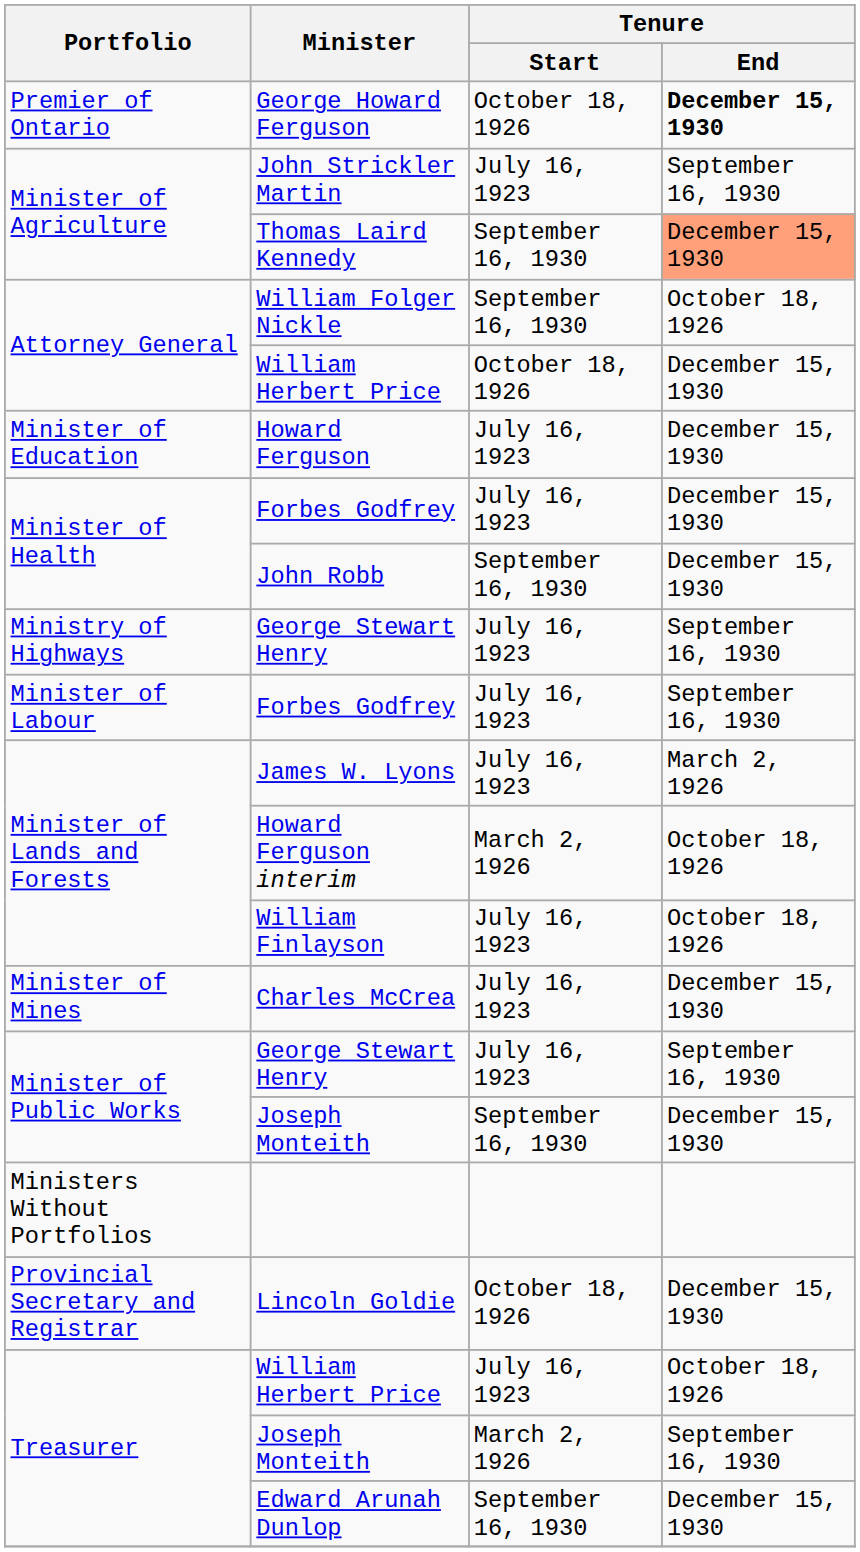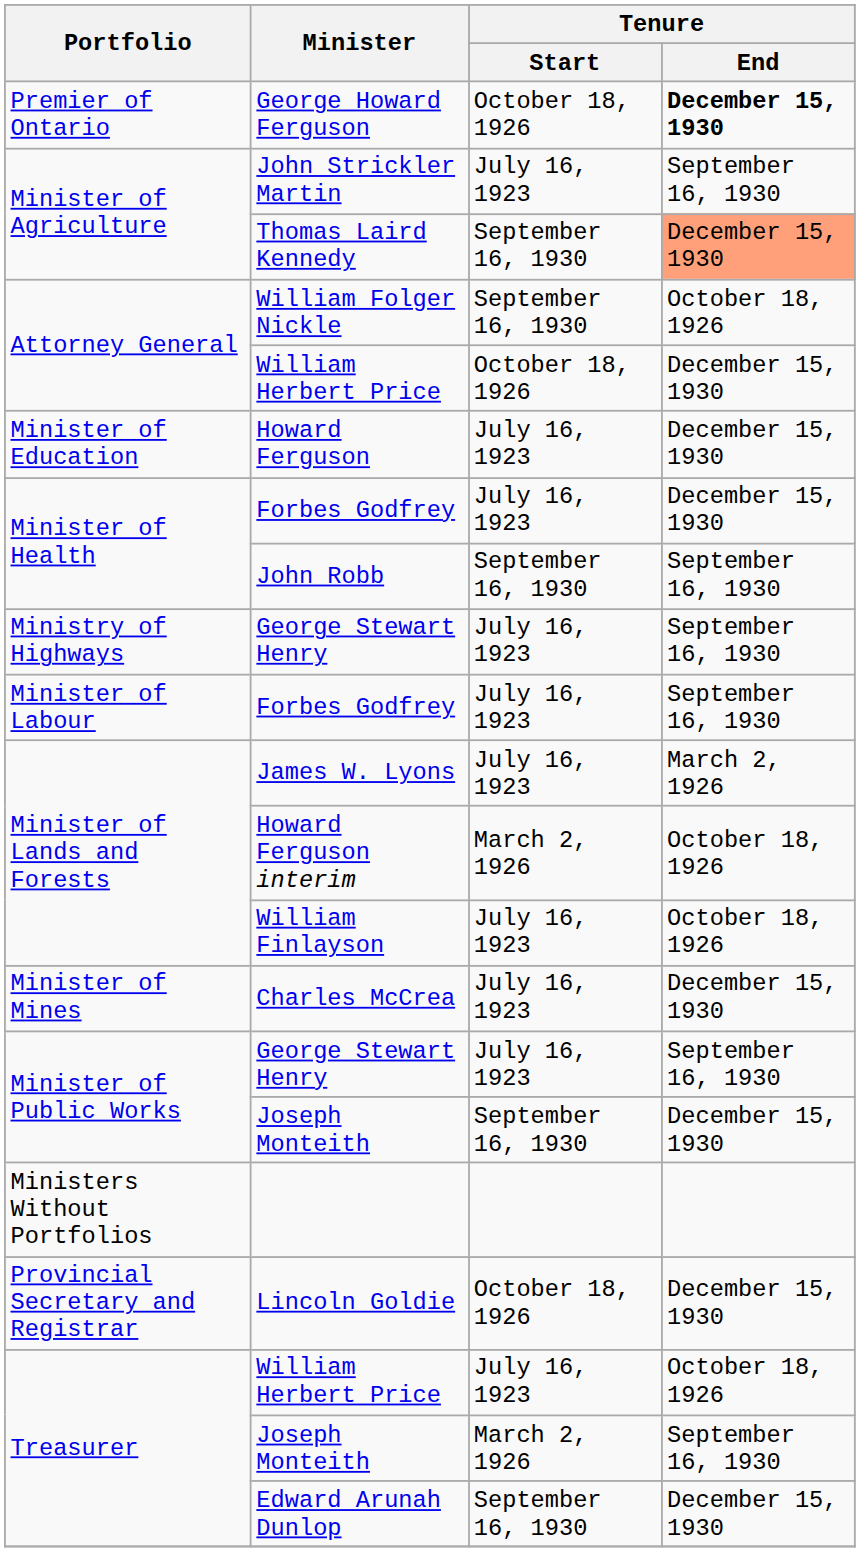(752, 576) December 15, 1930 -> (731, 576) September 16, 1930
